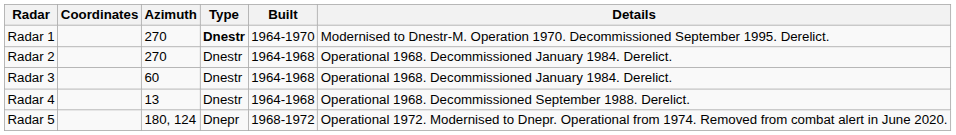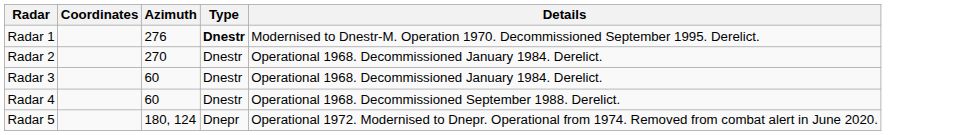- column: (283, 15)
(156, 36) 270 -> (156, 36) 276
(152, 99) 13 -> (152, 99) 60
